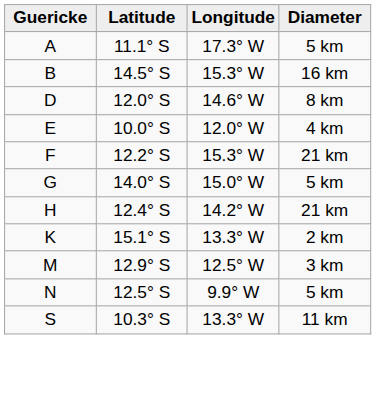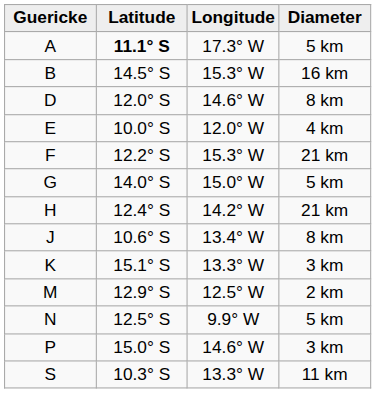(142, 45) normal -> (142, 45) bold
+ row: (50, 237)
(325, 237) 2 km -> (325, 264) 3 km
(325, 264) 3 km -> (325, 292) 2 km
+ row: (50, 347)
